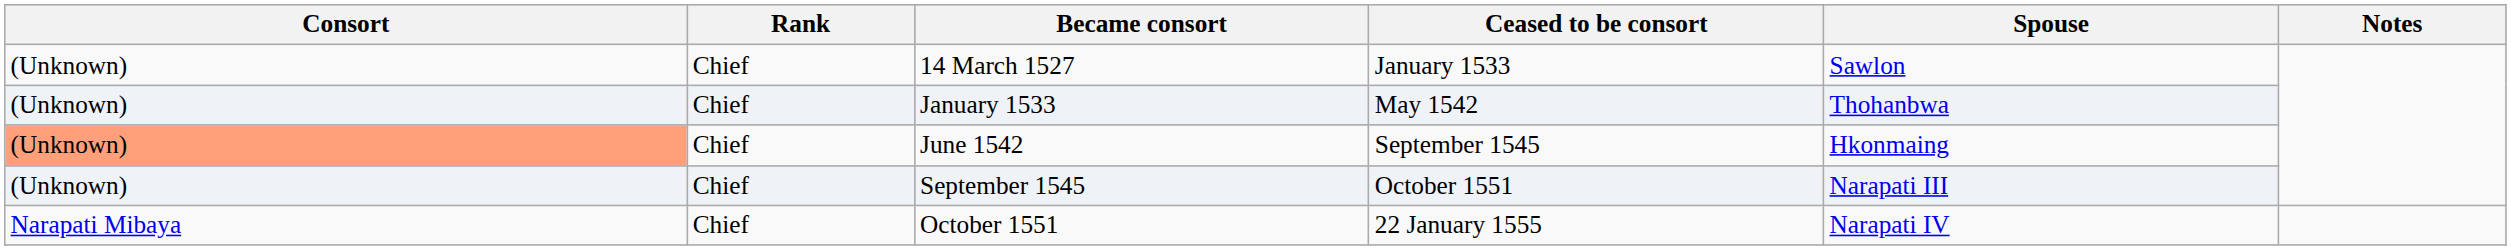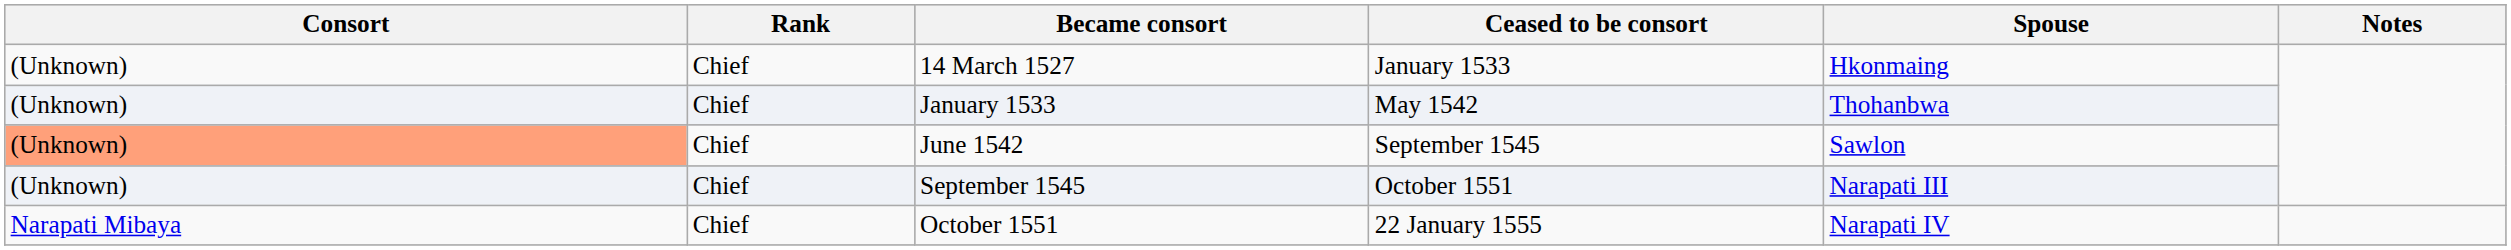(1867, 64) Sawlon -> (1889, 64) Hkonmaing
(1889, 144) Hkonmaing -> (1867, 144) Sawlon
